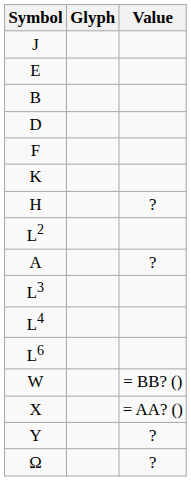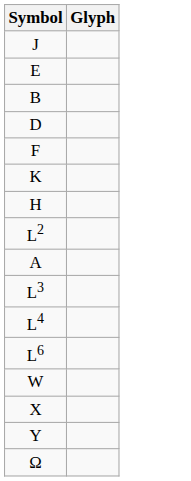- column: (153, 17)
